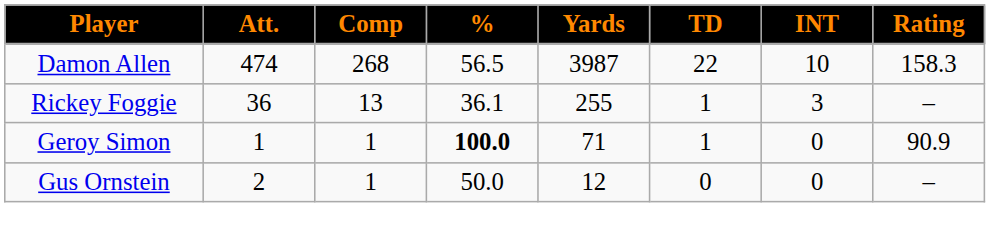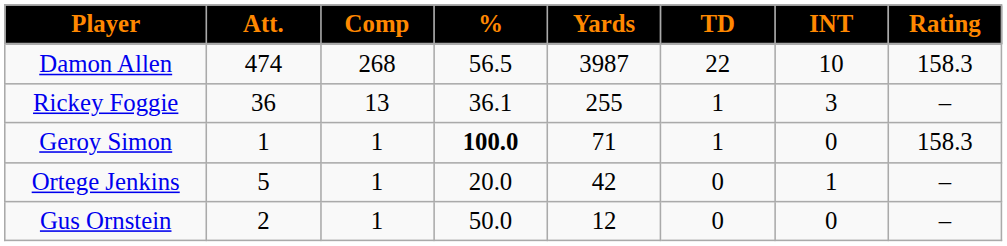(929, 142) 90.9 -> (945, 142) 158.3
+ row: (106, 181)
